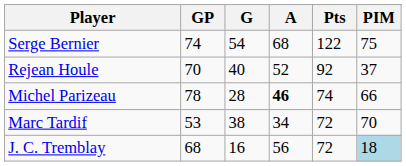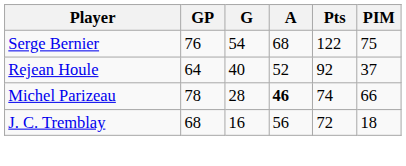(193, 43) 74 -> (193, 43) 76
(193, 69) 70 -> (193, 69) 64
- row: (48, 122)
(369, 148) lightblue background -> (369, 122) no background
